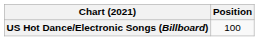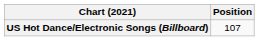(232, 28) 100 -> (232, 28) 107
